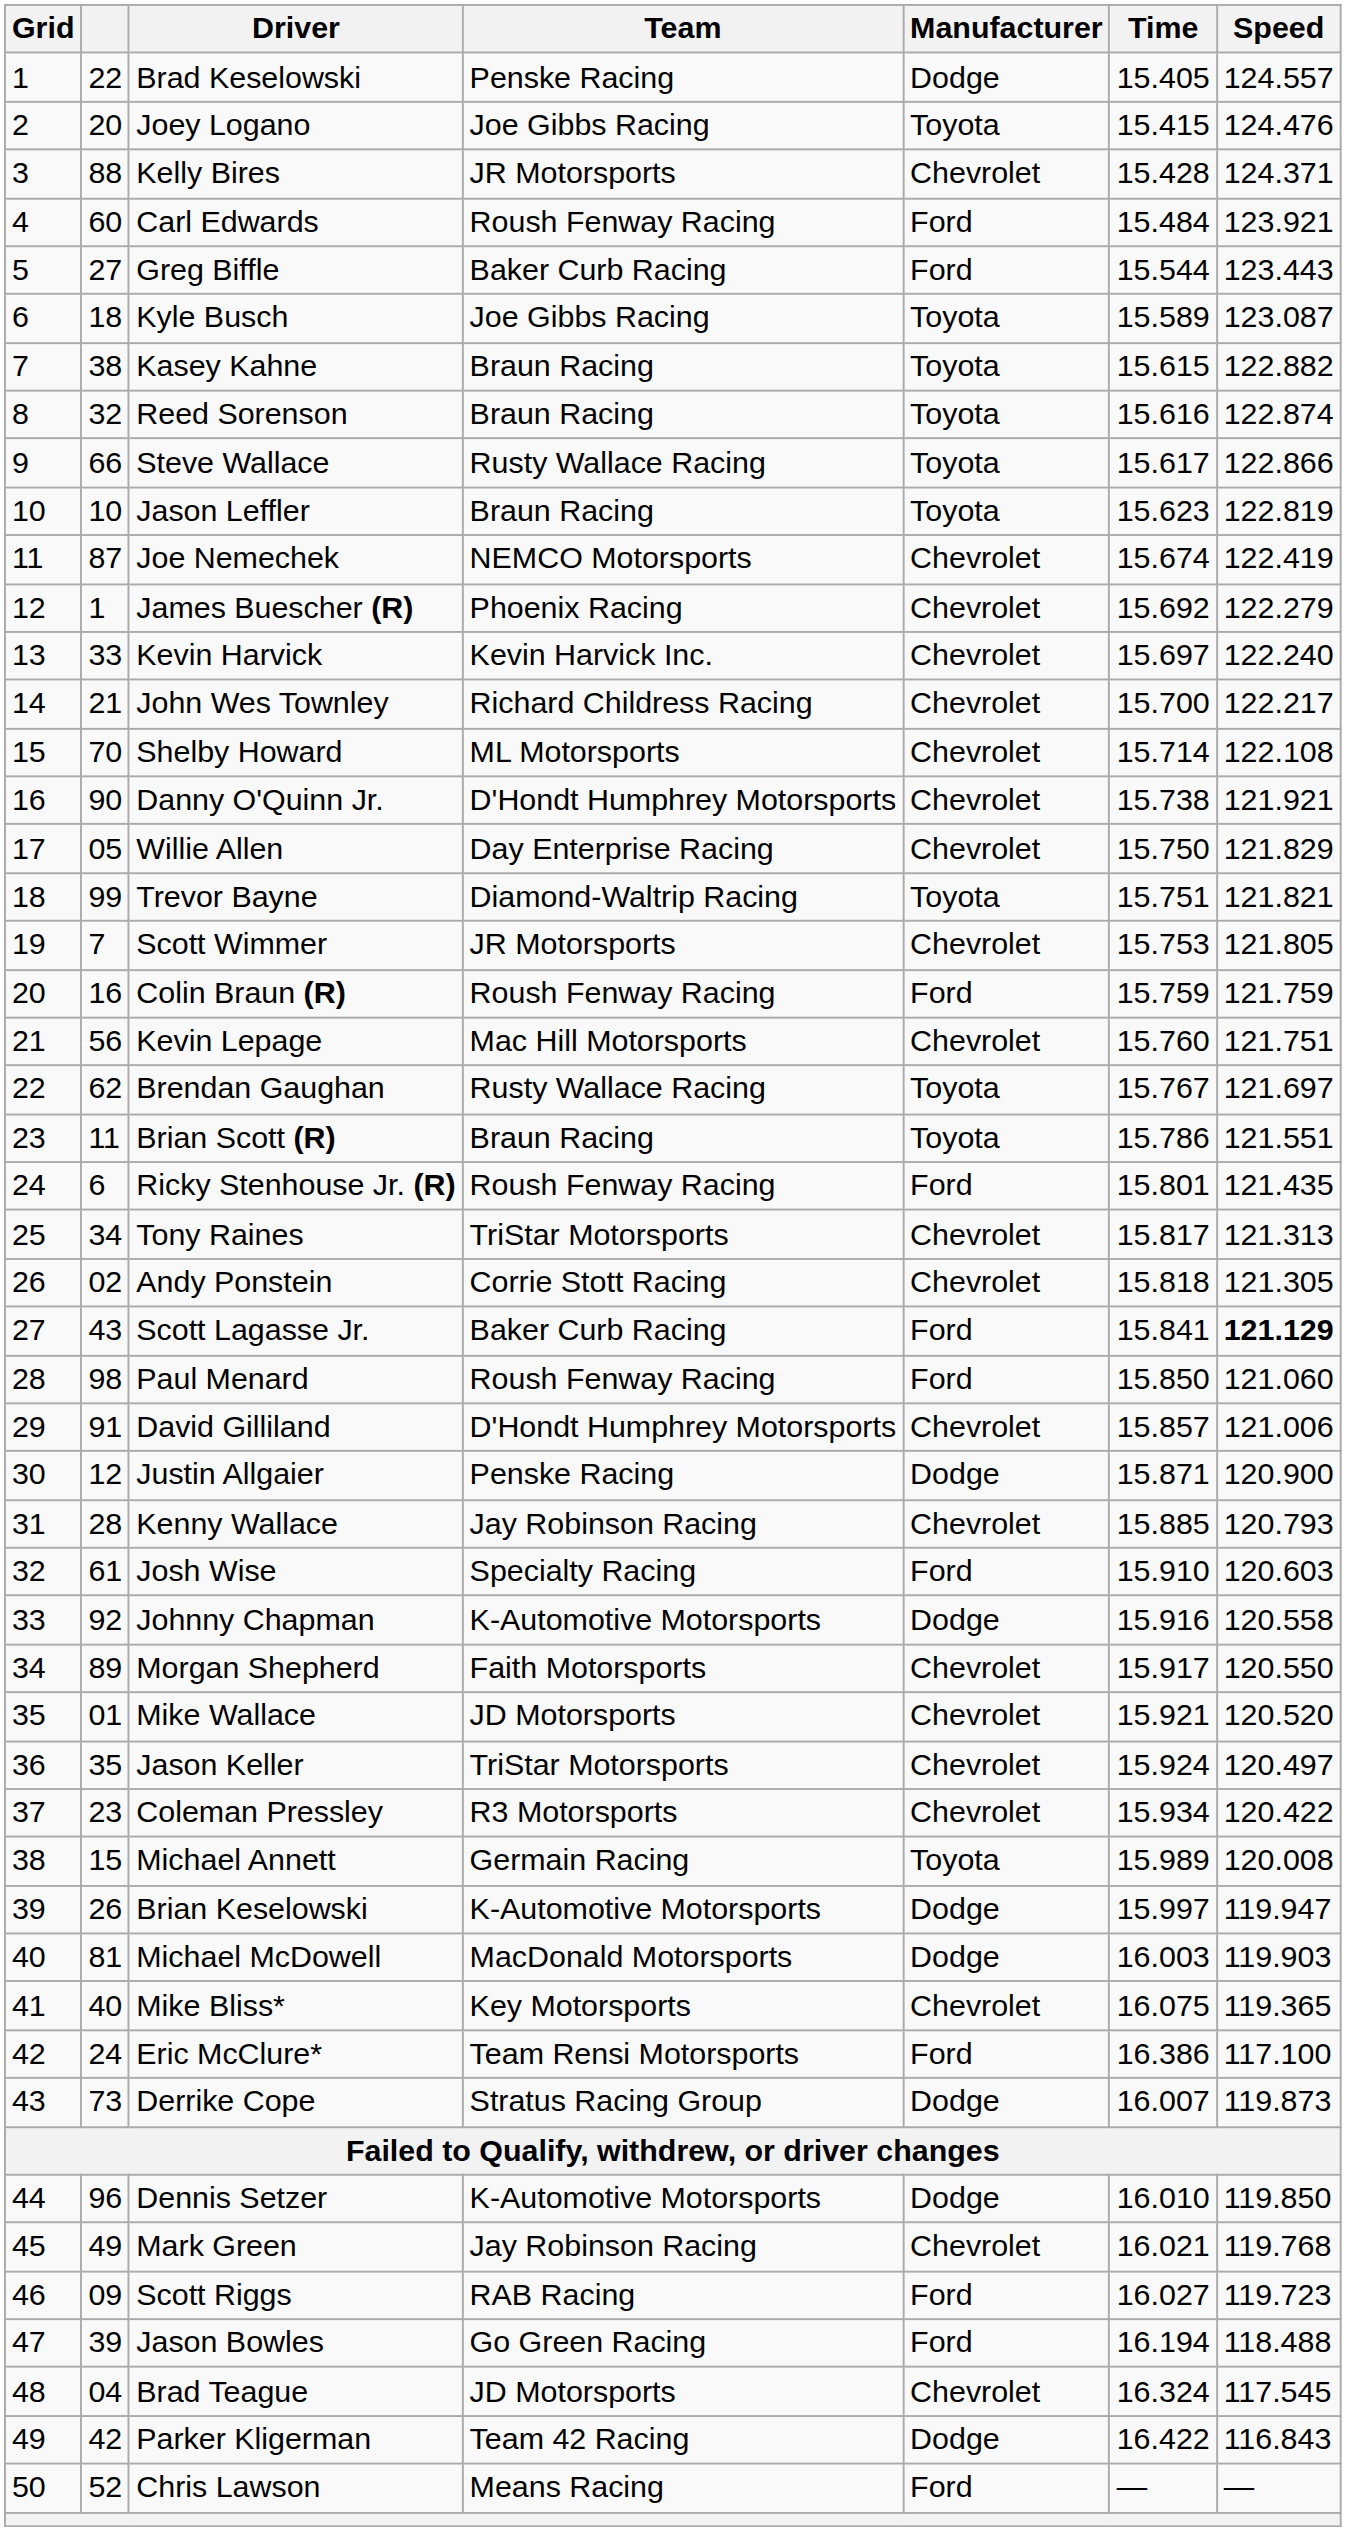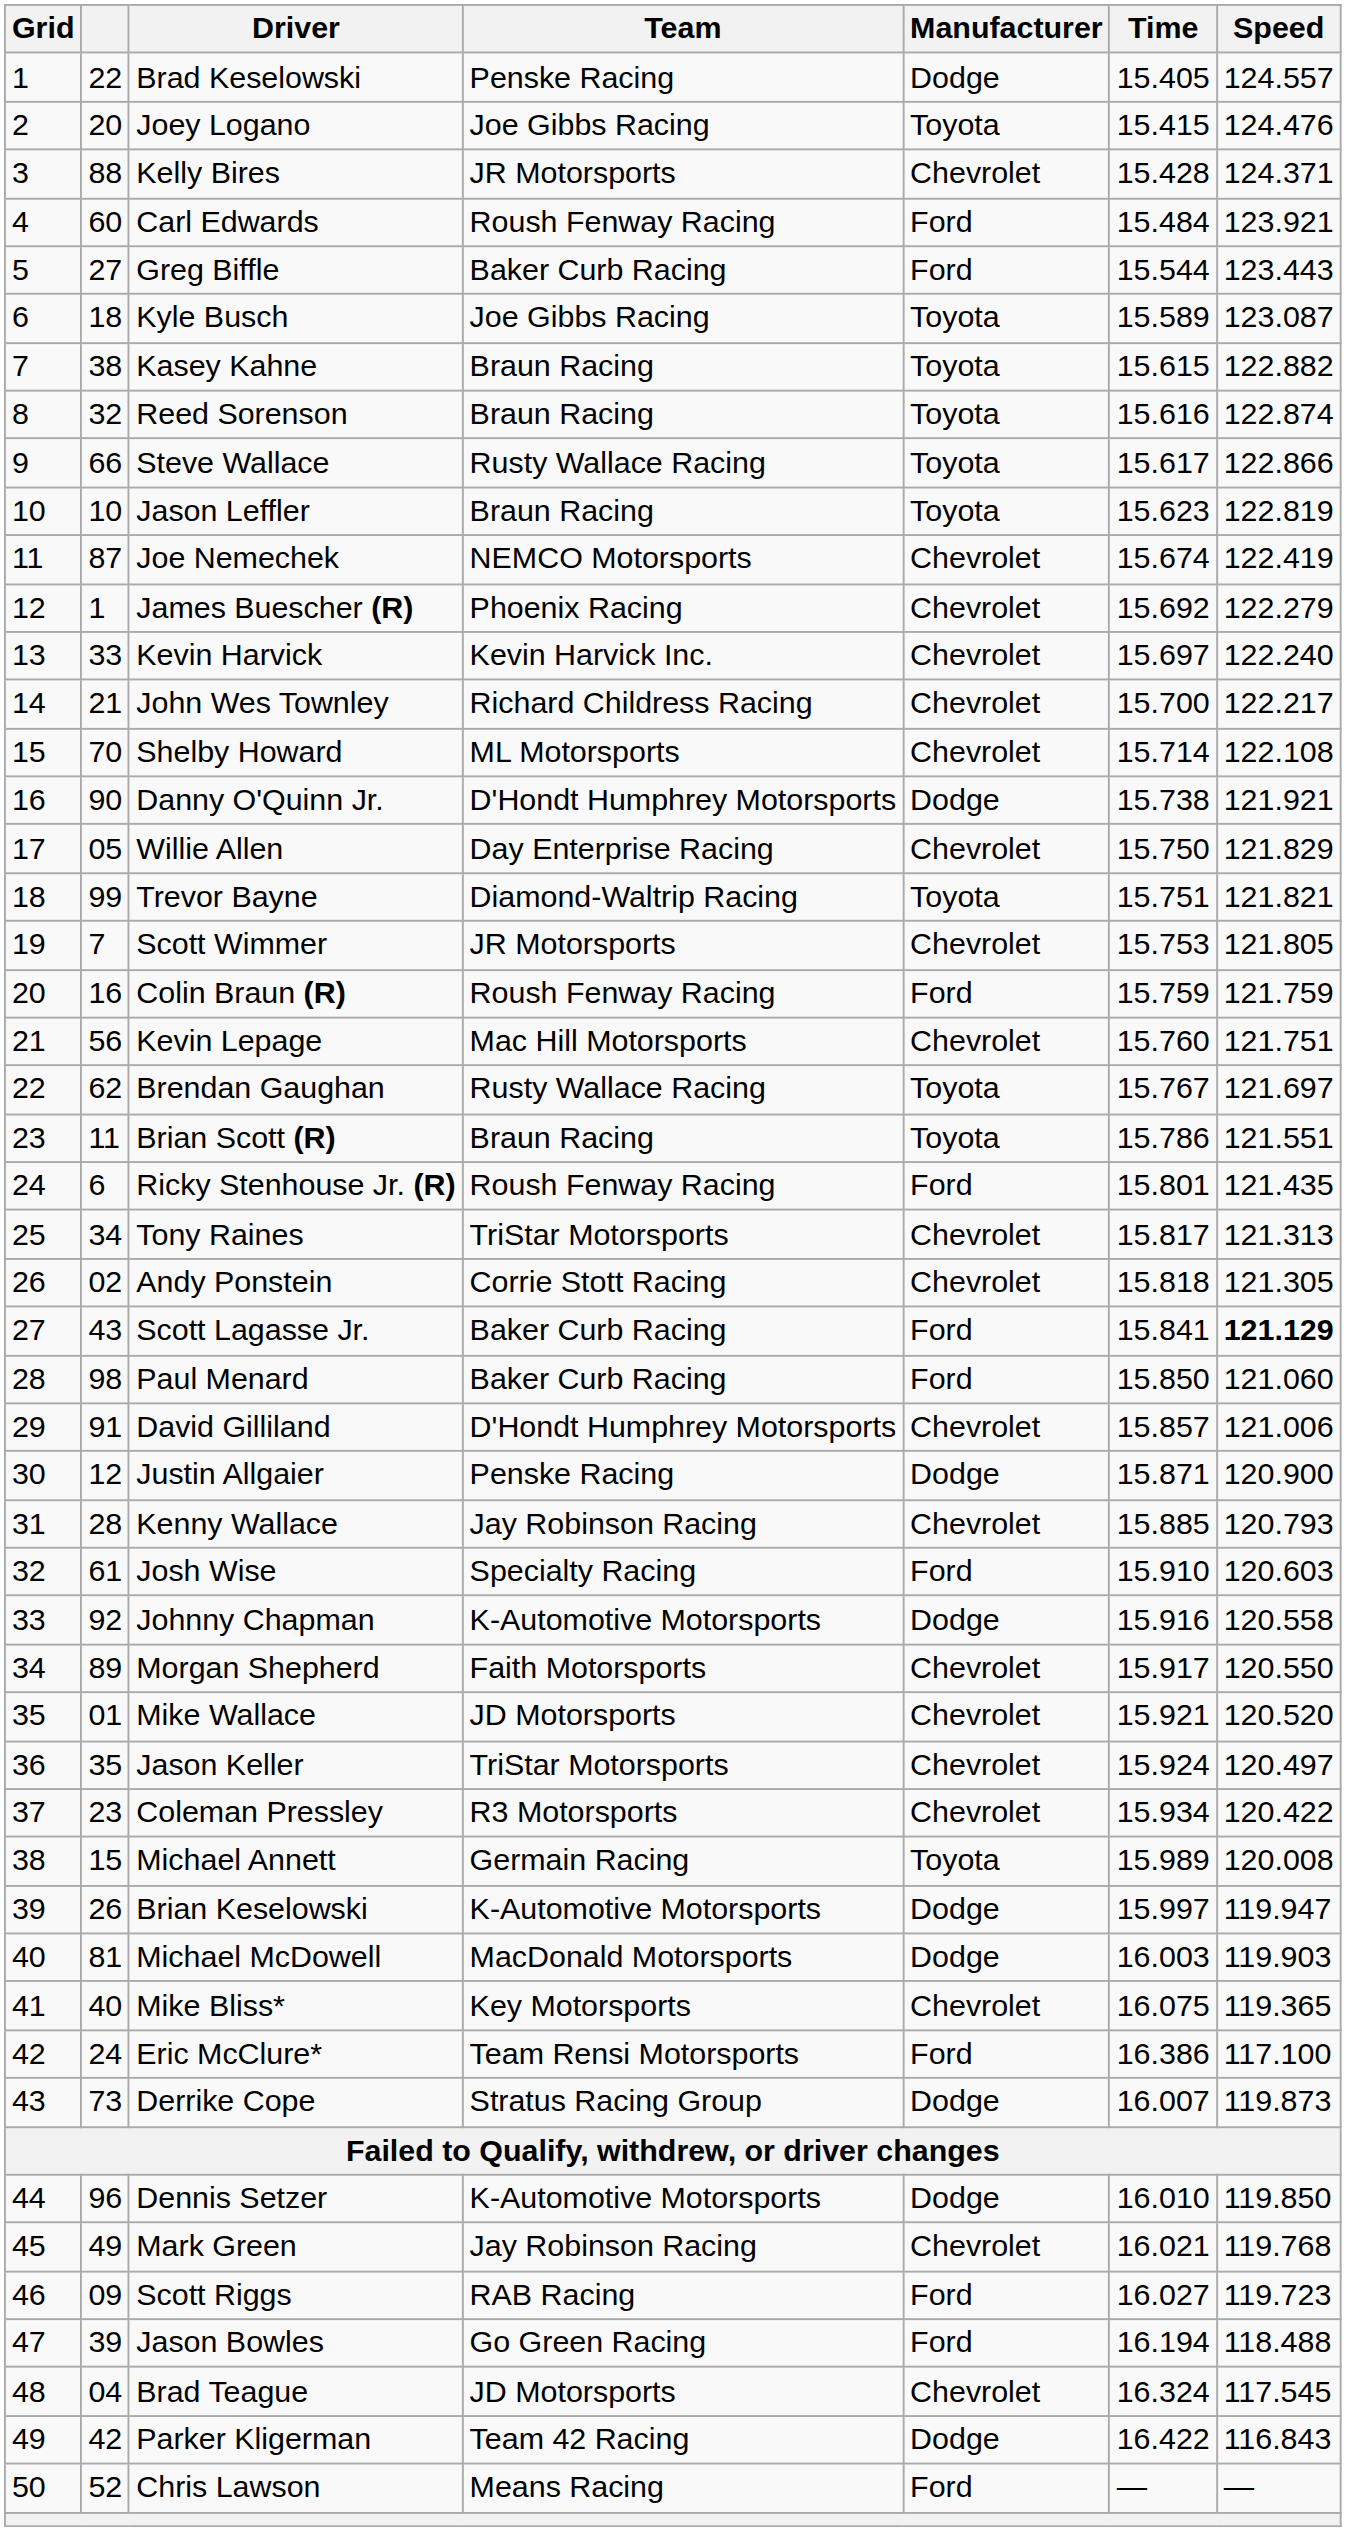(975, 800) Chevrolet -> (955, 800) Dodge
(623, 1378) Roush Fenway Racing -> (598, 1378) Baker Curb Racing
